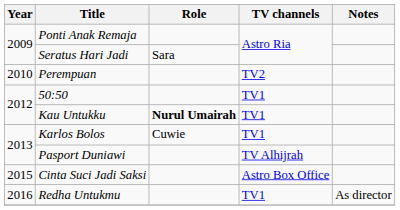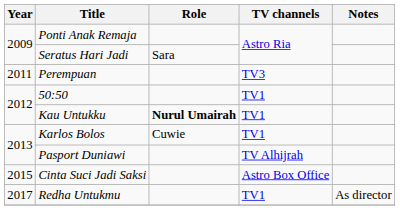(20, 74) 2010 -> (20, 74) 2011
(253, 74) TV2 -> (253, 74) TV3
(20, 194) 2016 -> (20, 194) 2017
